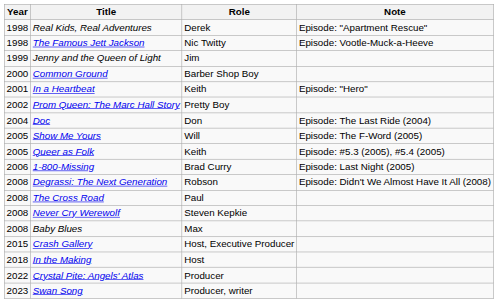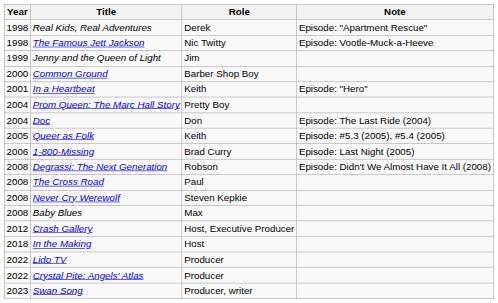(17, 105) 2002 -> (17, 105) 2004
- row: (67, 136)
(17, 244) 2015 -> (17, 228) 2012
+ row: (50, 259)
